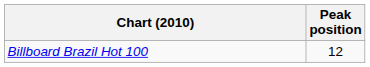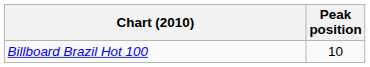(336, 51) 12 -> (336, 51) 10
